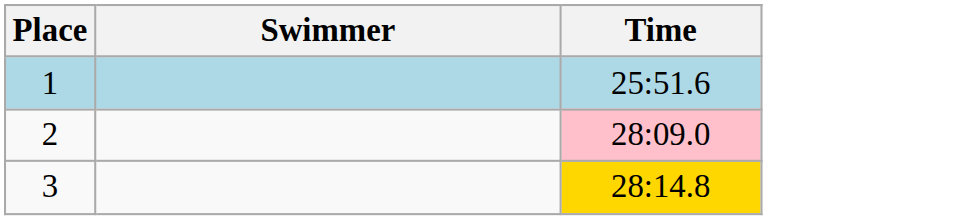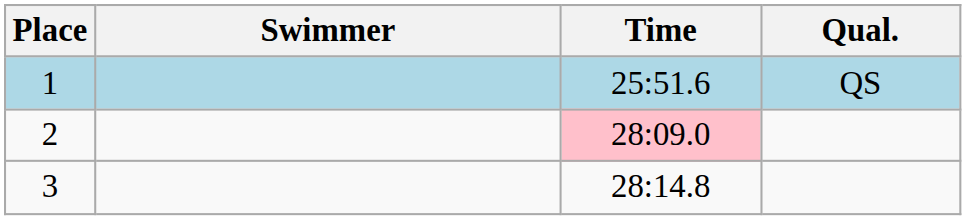+ column: (860, 30)
(661, 186) gold background -> (661, 186) no background
